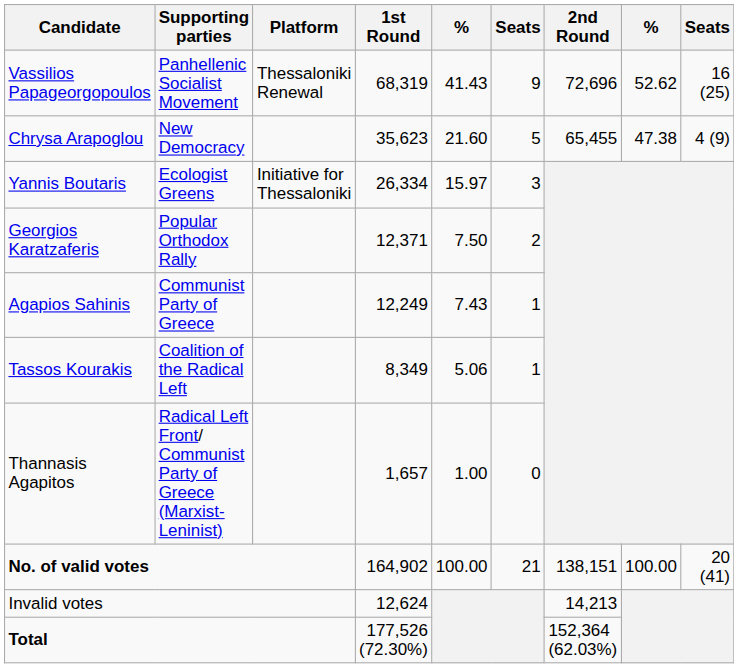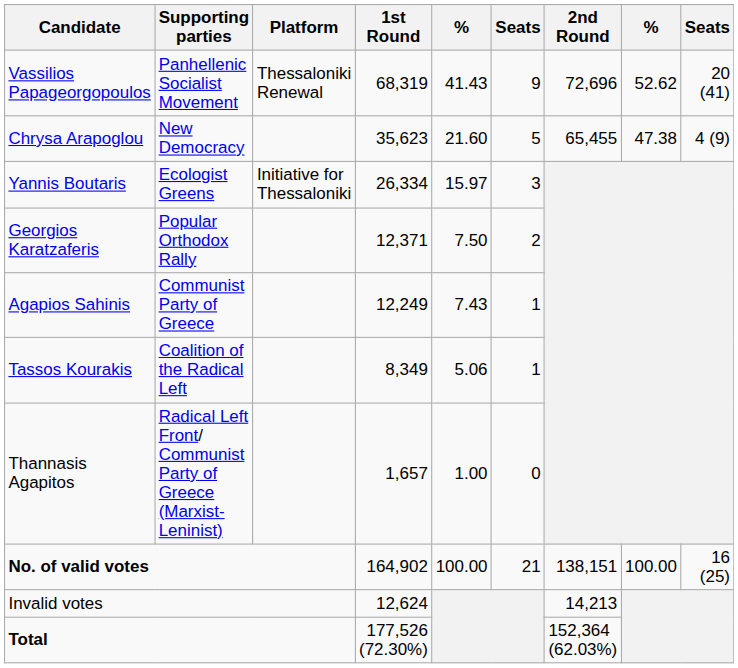(715, 83) 16 (25) -> (715, 83) 20 (41)
(715, 567) 20 (41) -> (715, 567) 16 (25)
